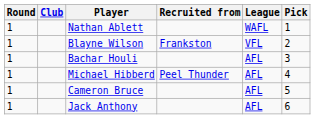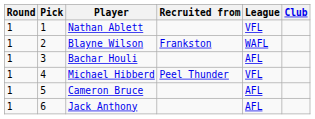columns swapped: (296, 12) <-> (52, 12)
(257, 28) WAFL -> (254, 28) VFL
(254, 44) VFL -> (257, 44) WAFL
(254, 75) AFL -> (254, 75) VFL
